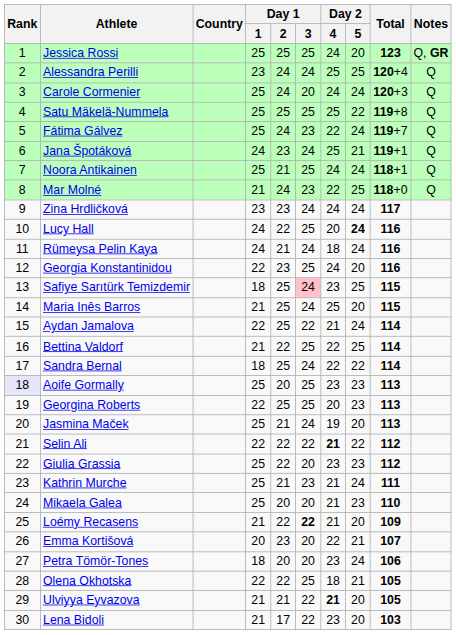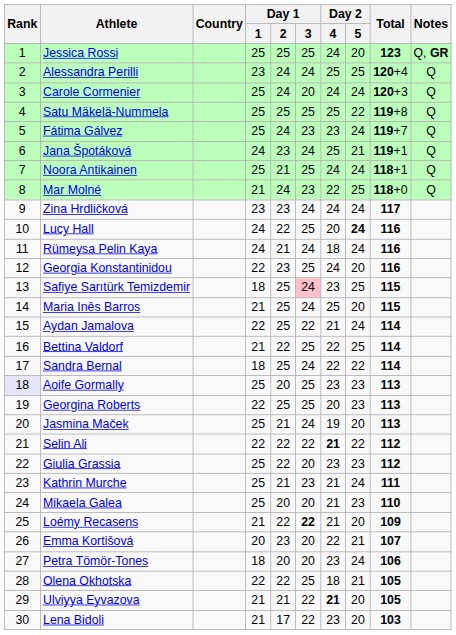(333, 131) 22 -> (333, 131) 23
